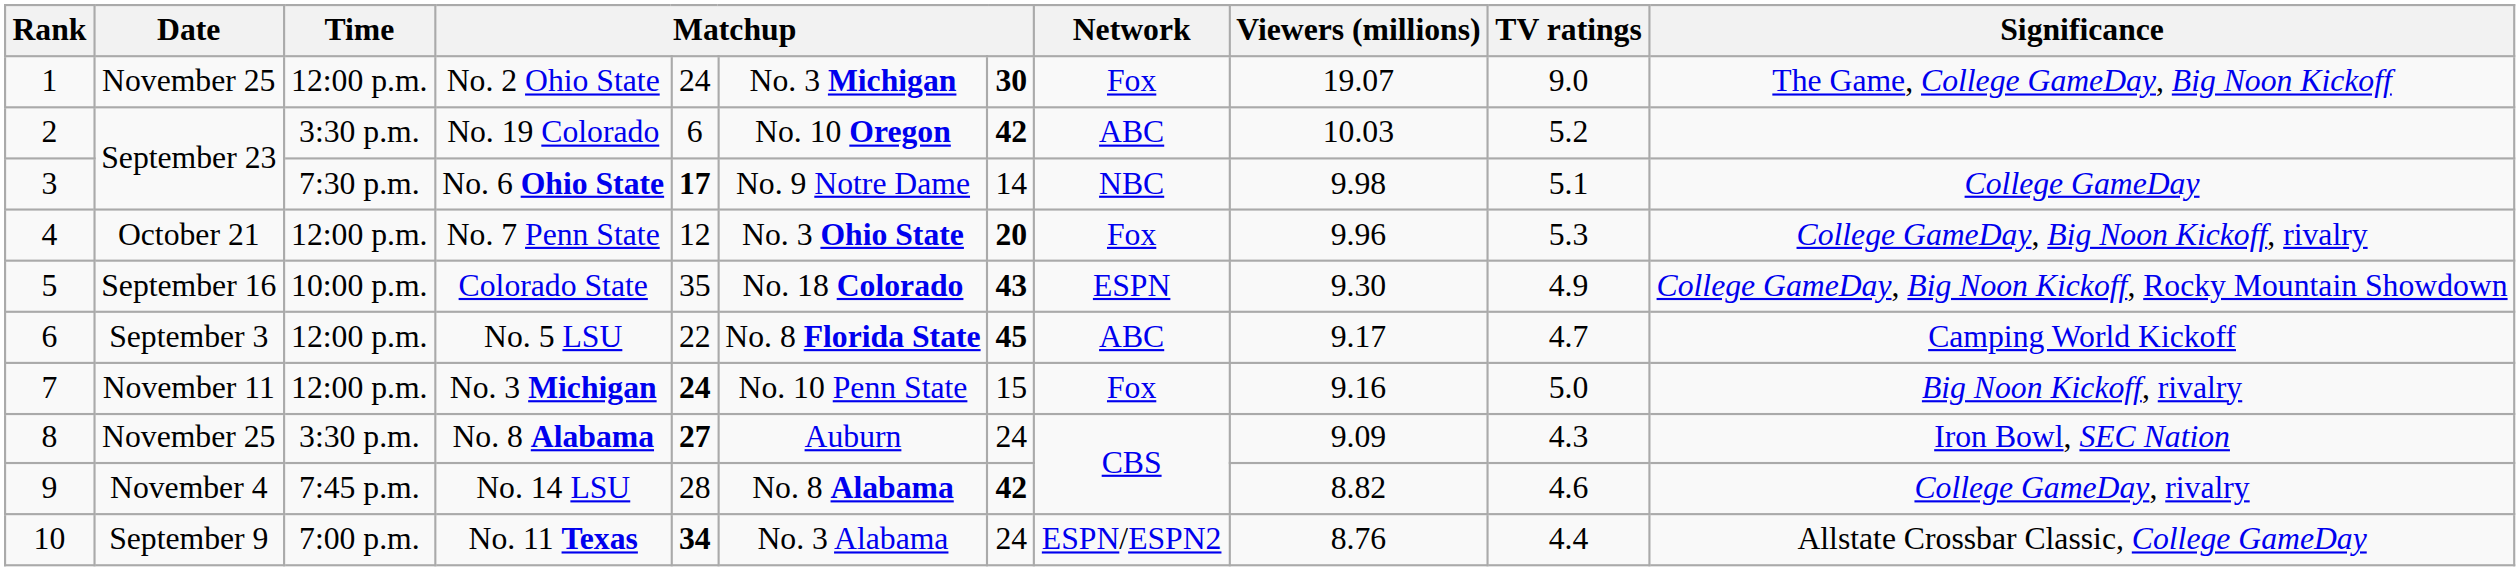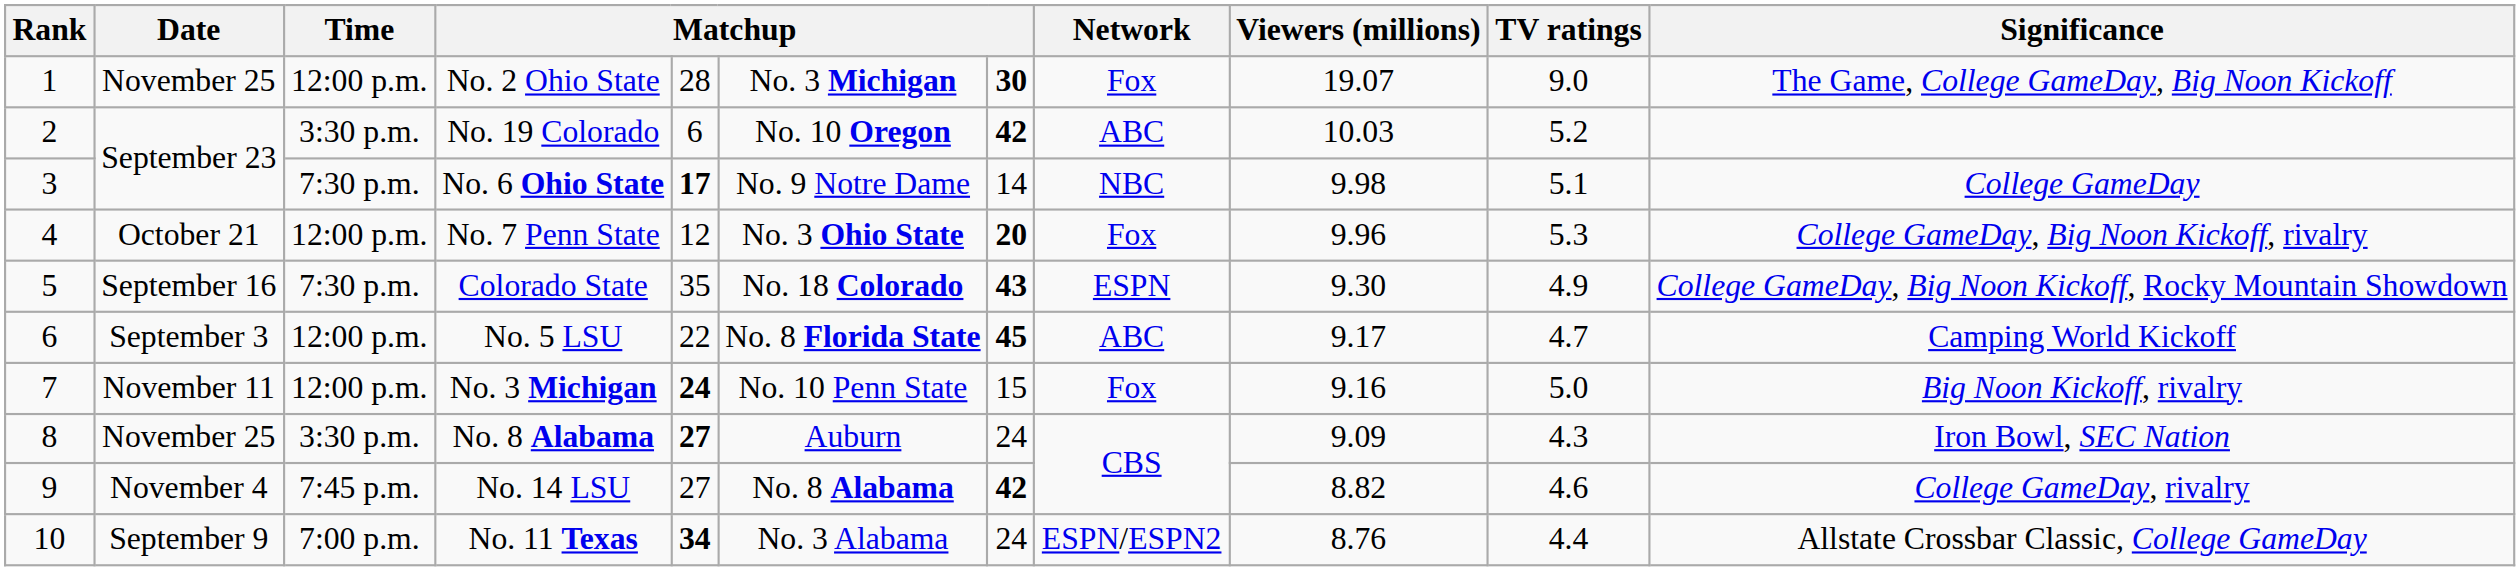(695, 80) 24 -> (695, 80) 28
(359, 284) 10:00 p.m. -> (359, 284) 7:30 p.m.
(695, 488) 28 -> (695, 488) 27
